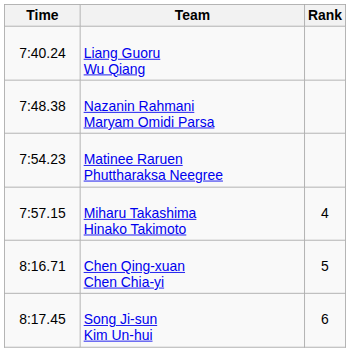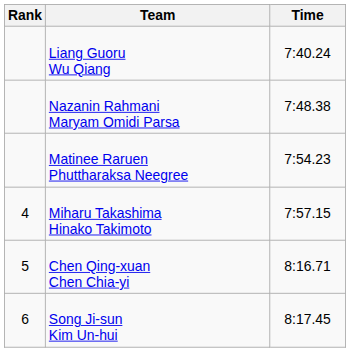columns swapped: (325, 15) <-> (42, 15)
